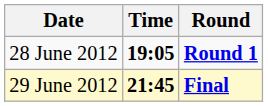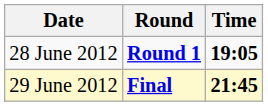columns swapped: (151, 20) <-> (221, 20)
